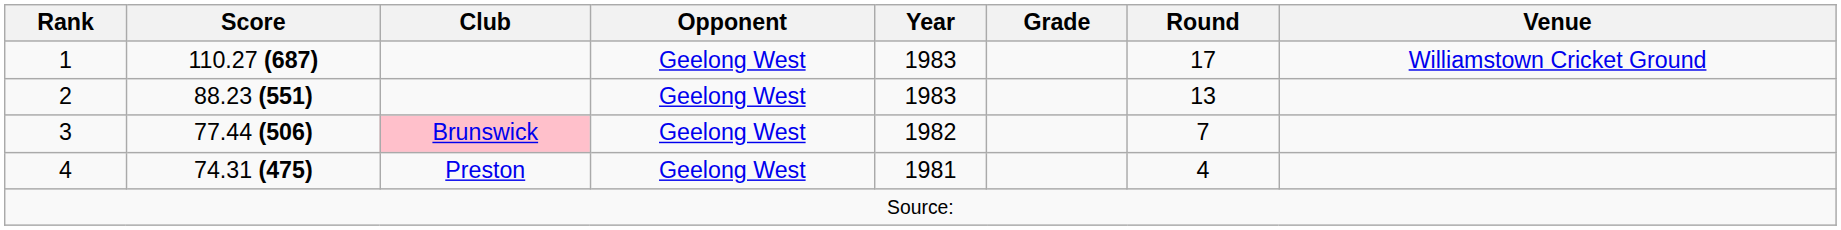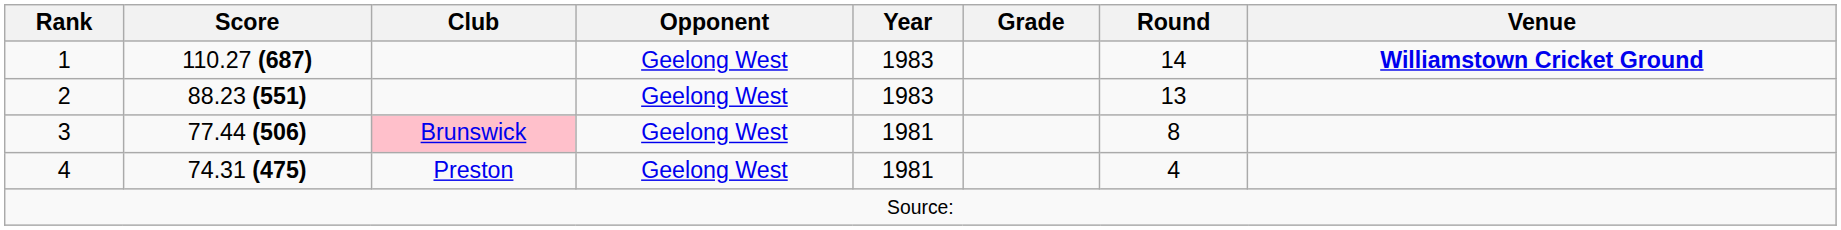(1203, 59) 17 -> (1174, 59) 14
(1558, 59) normal -> (1542, 59) bold
(931, 133) 1982 -> (908, 133) 1981
(1203, 133) 7 -> (1174, 133) 8
